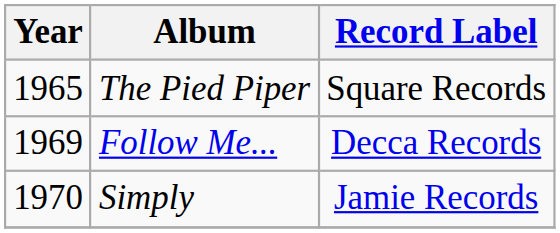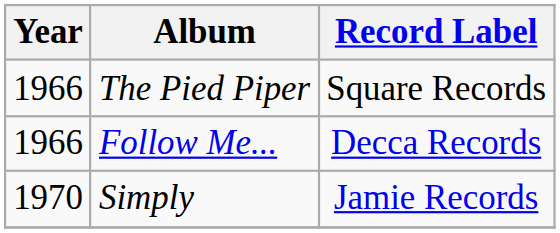(48, 87) 1965 -> (48, 87) 1966
(48, 142) 1969 -> (48, 142) 1966
